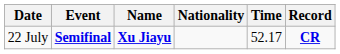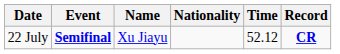(144, 37) bold -> (142, 37) normal
(266, 37) 52.17 -> (262, 37) 52.12
